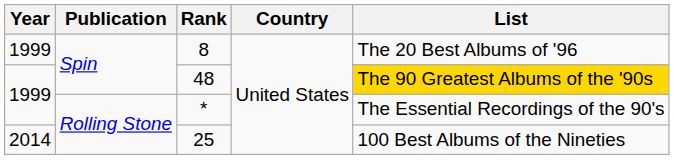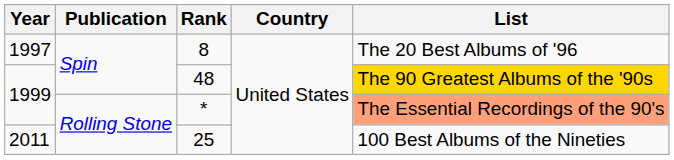(30, 49) 1999 -> (30, 49) 1997
(511, 109) no background -> (511, 109) lightsalmon background
(30, 139) 2014 -> (29, 139) 2011
